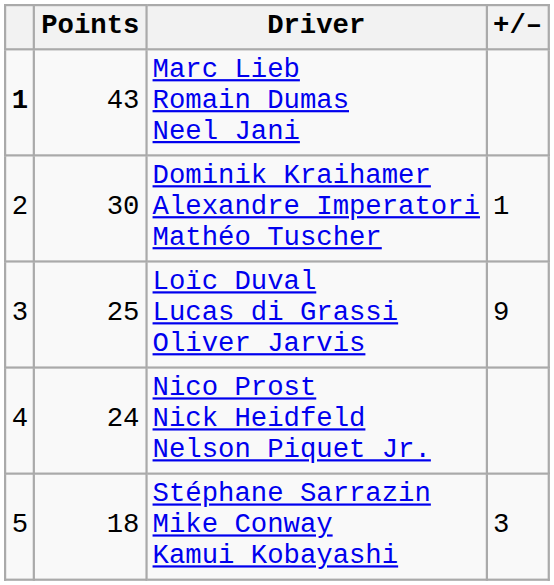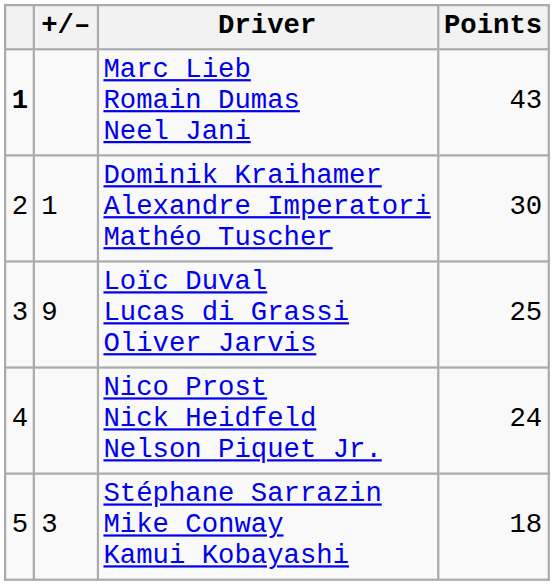columns swapped: (518, 27) <-> (90, 27)
